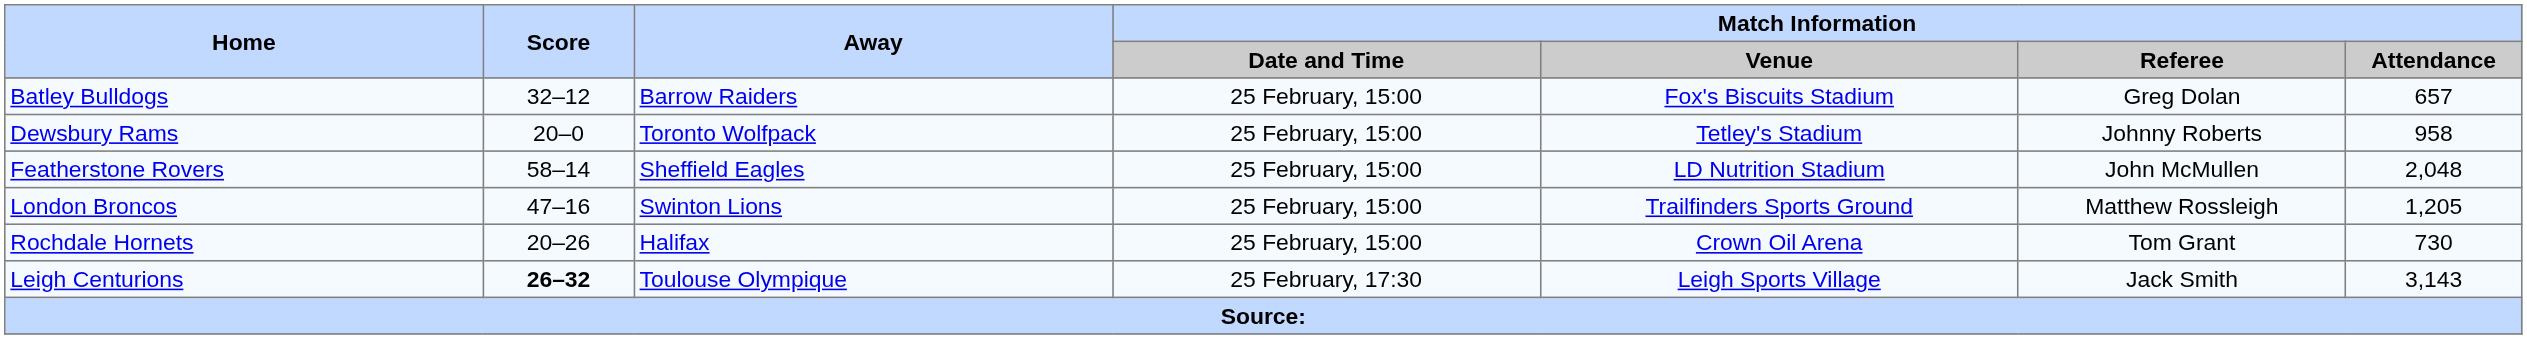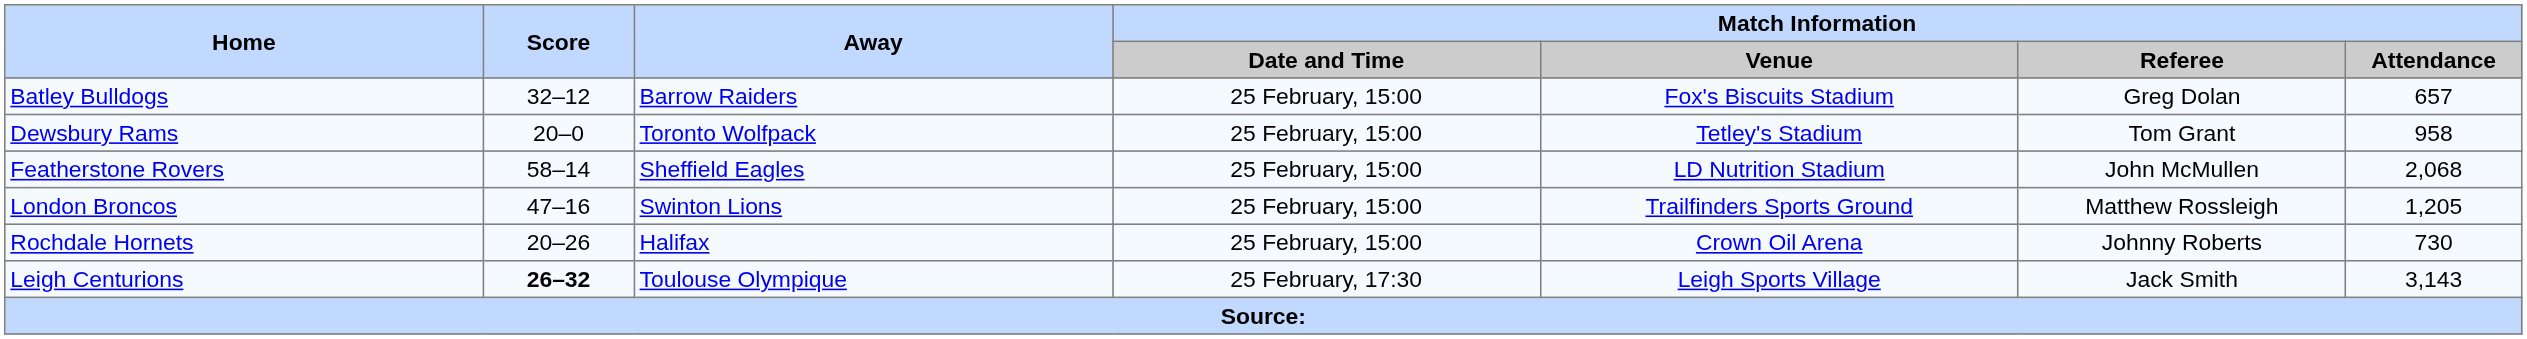(2182, 133) Johnny Roberts -> (2182, 133) Tom Grant
(2434, 169) 2,048 -> (2434, 169) 2,068
(2182, 242) Tom Grant -> (2182, 242) Johnny Roberts
